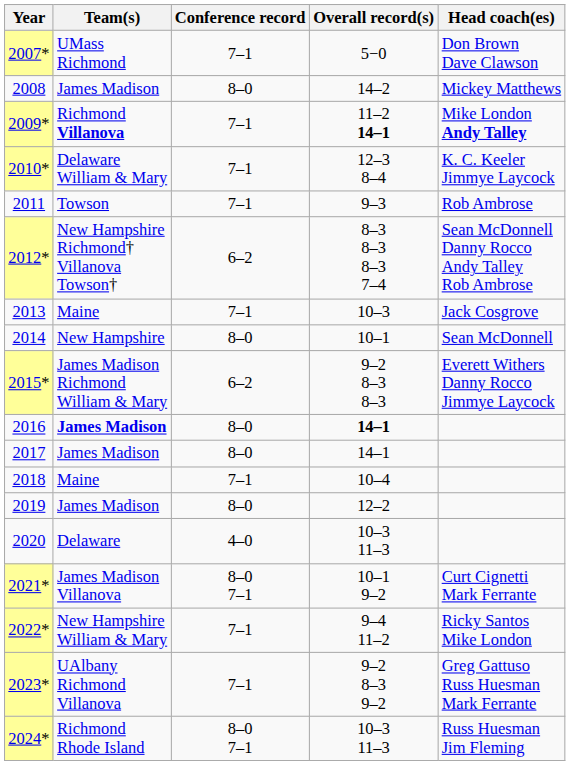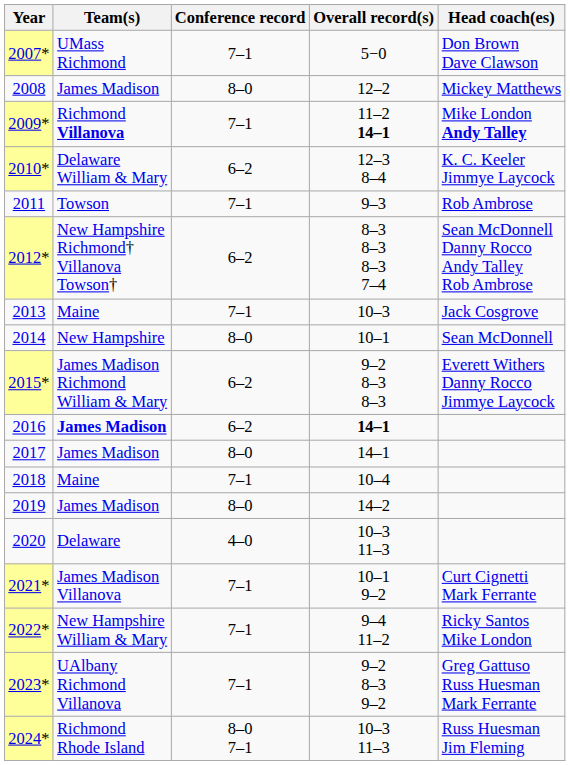(374, 88) 14–2 -> (374, 88) 12–2
(240, 168) 7–1 -> (240, 168) 6–2
(240, 427) 8–0 -> (240, 427) 6–2
(374, 505) 12–2 -> (374, 505) 14–2
(240, 585) 8–0 7–1 -> (240, 585) 7–1
